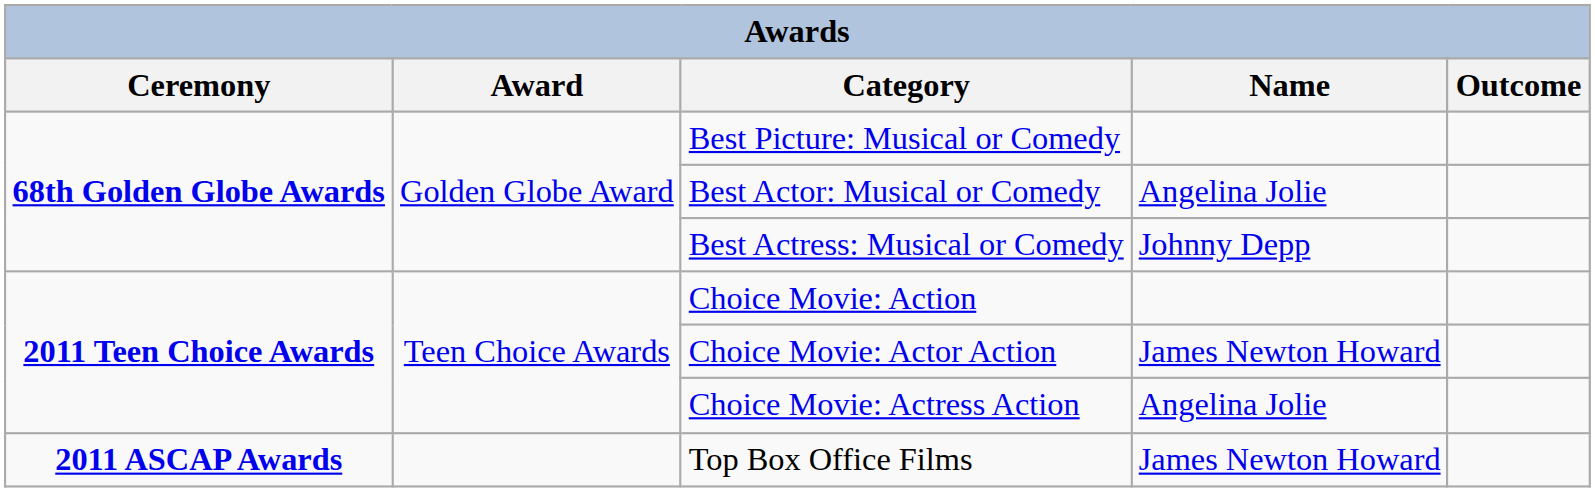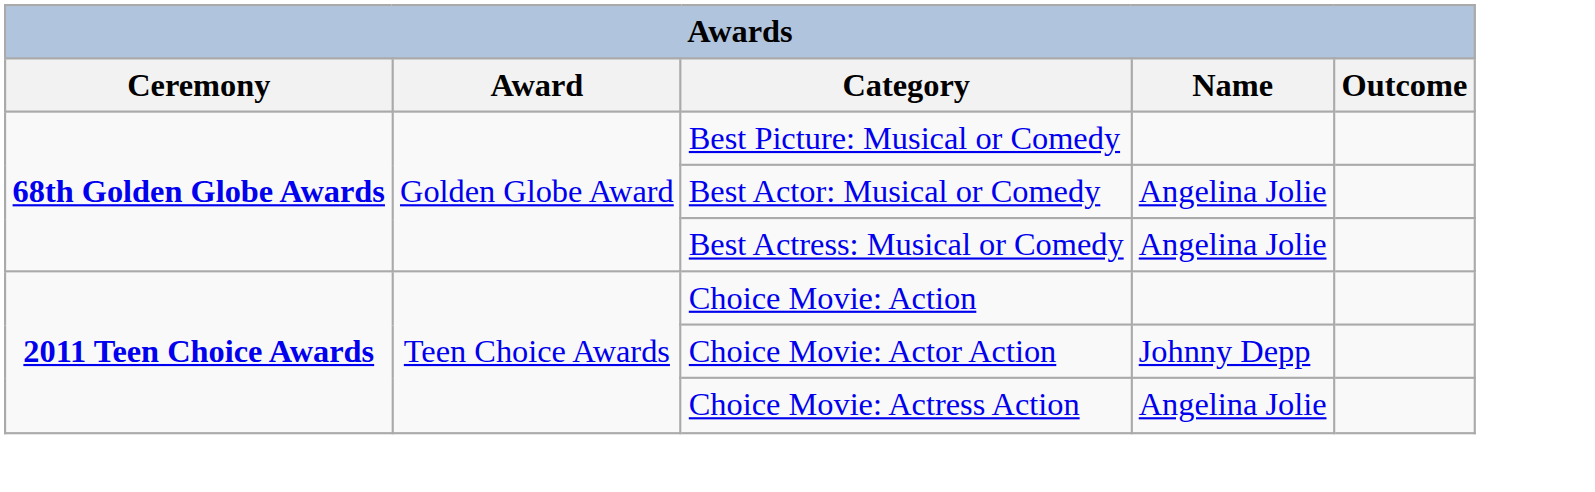(1225, 244) Johnny Depp -> (1233, 244) Angelina Jolie
(1290, 351) James Newton Howard -> (1225, 351) Johnny Depp
- row: (831, 458)
